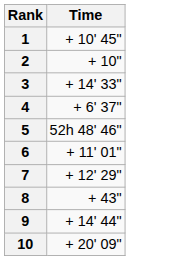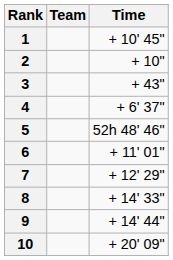+ column: (68, 15)
(93, 84) + 14' 33" -> (148, 84) + 43"
(105, 198) + 43" -> (137, 198) + 14' 33"
